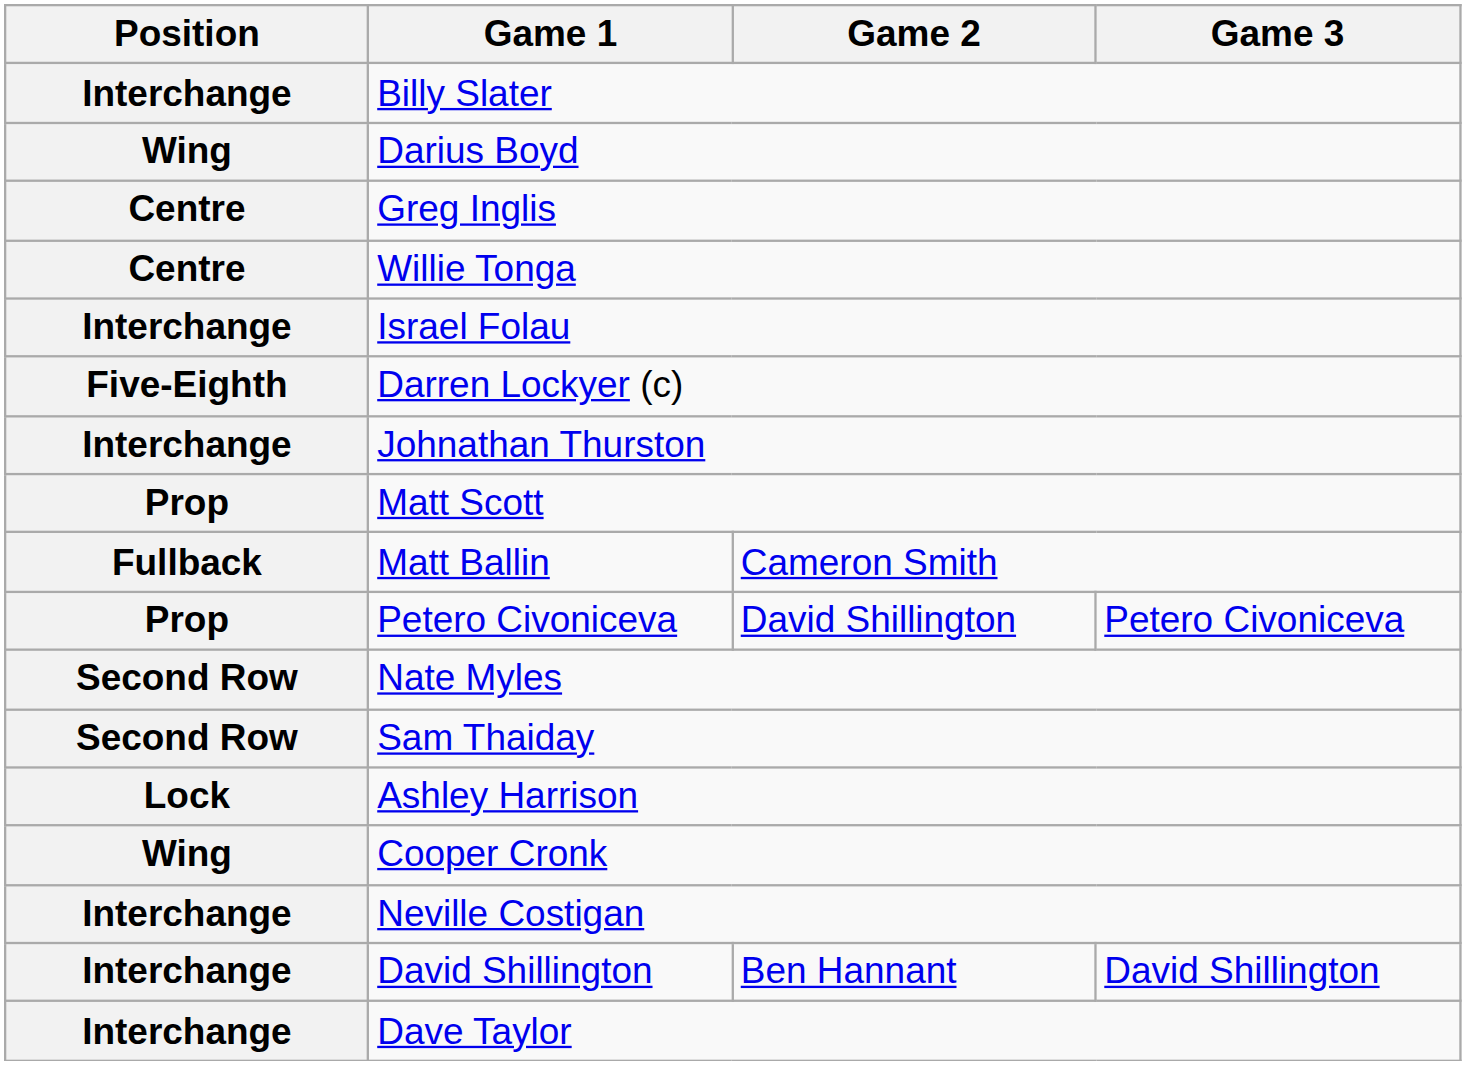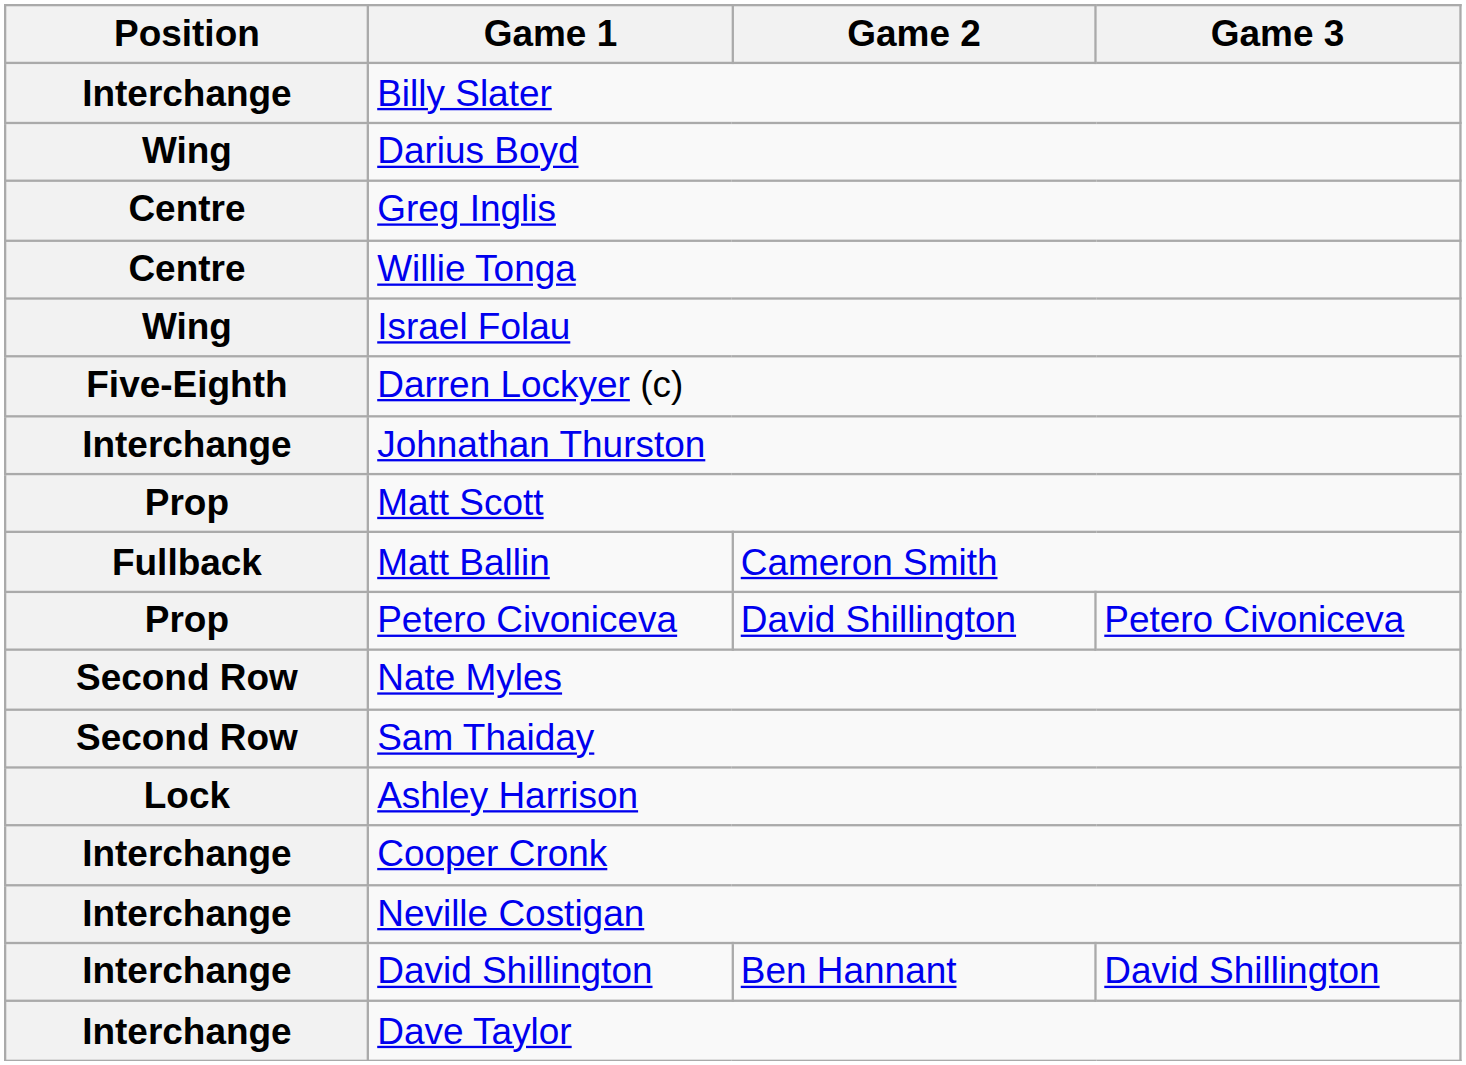(187, 326) Interchange -> (187, 326) Wing
(187, 854) Wing -> (187, 854) Interchange
